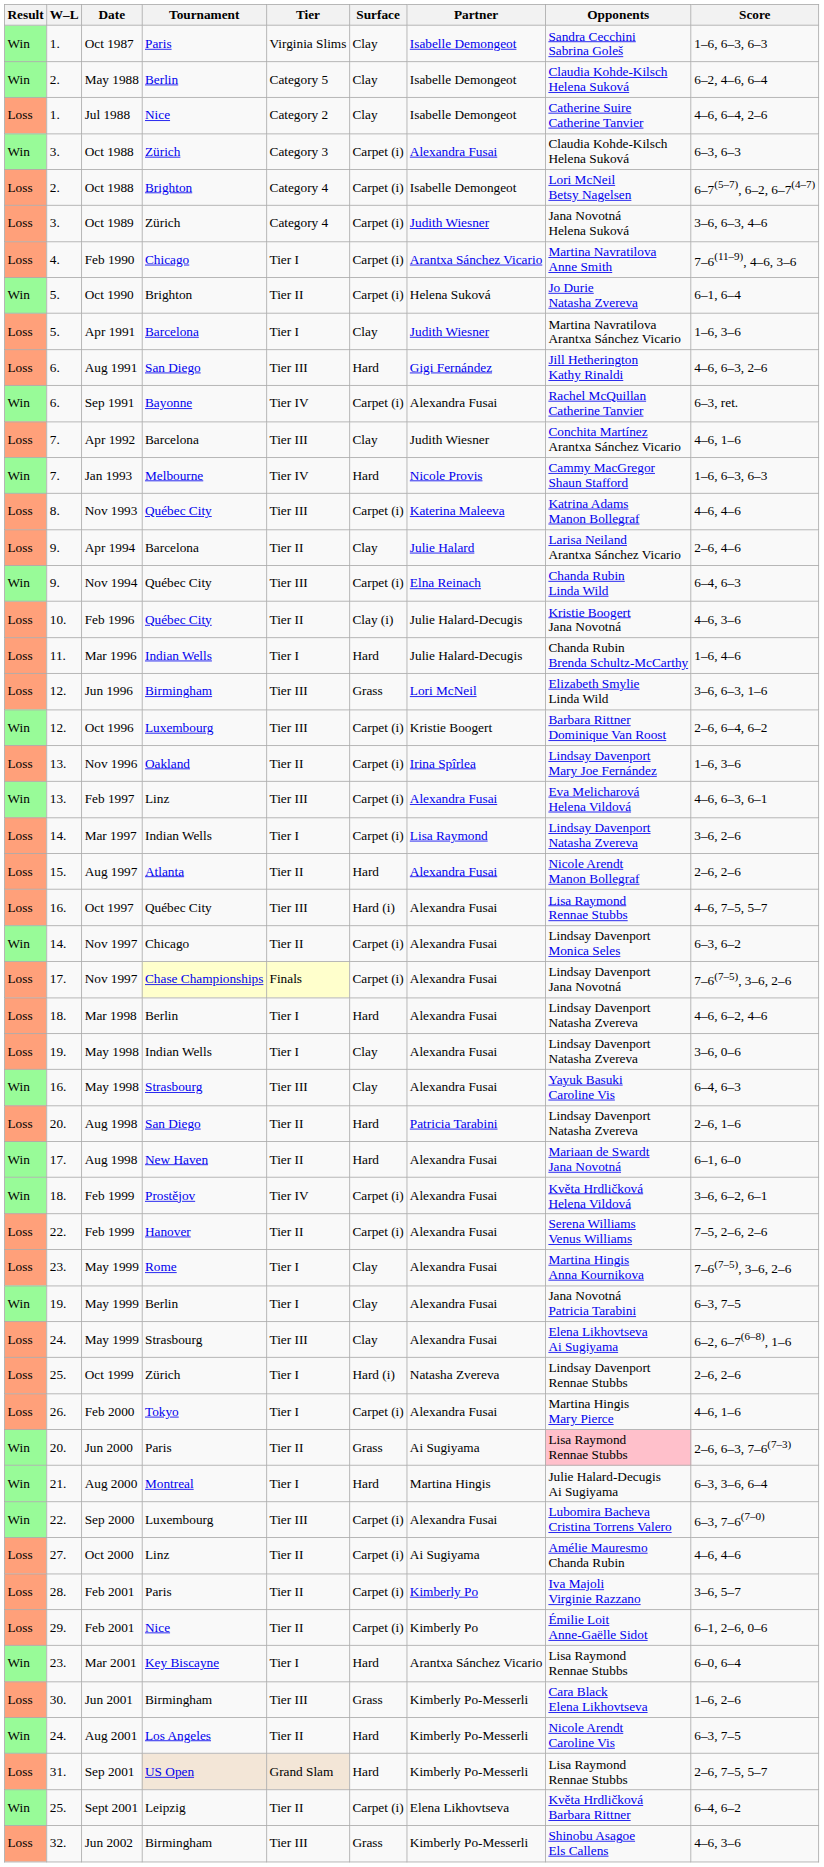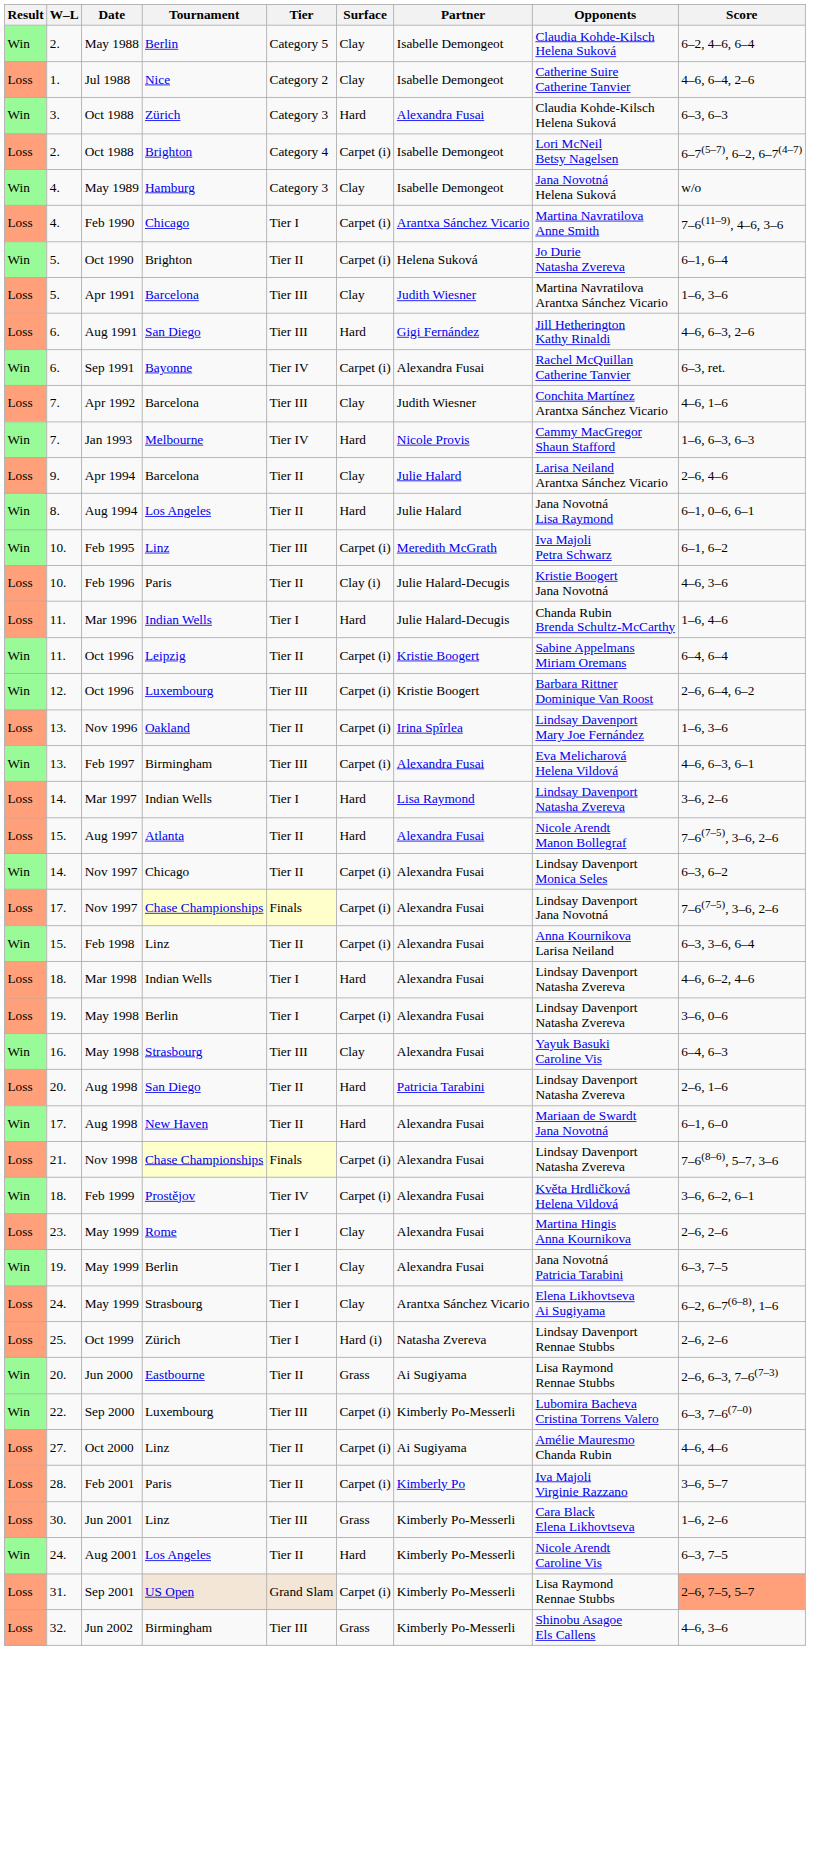- row: (55, 43)
(378, 151) Carpet (i) -> (353, 115) Hard
+ row: (55, 187)
- row: (55, 223)
(284, 331) Tier I -> (289, 295) Tier III
- row: (55, 511)
+ row: (55, 511)
- row: (55, 583)
+ row: (58, 547)
(178, 619) Québec City -> (158, 583) Paris
- row: (58, 691)
+ row: (58, 655)
(157, 799) Linz -> (179, 763) Birmingham
(378, 835) Carpet (i) -> (353, 799) Hard
(718, 871) 2–6, 2–6 -> (730, 835) 7–6(7–5), 3–6, 2–6
- row: (58, 907)
+ row: (58, 943)
(162, 1015) Berlin -> (178, 979) Indian Wells
(178, 1051) Indian Wells -> (162, 1015) Berlin
(365, 1051) Clay -> (365, 1015) Carpet (i)
+ row: (58, 1159)
- row: (58, 1231)
(743, 1267) 7–6(7–5), 3–6, 2–6 -> (705, 1231) 2–6, 2–6
(289, 1339) Tier III -> (284, 1303) Tier I
(454, 1339) Alexandra Fusai -> (463, 1303) Arantxa Sánchez Vicario
- row: (58, 1411)
(158, 1447) Paris -> (175, 1375) Eastbourne
(588, 1447) pink background -> (575, 1375) no background
- row: (58, 1483)
(454, 1519) Alexandra Fusai -> (456, 1411) Kimberly Po-Messerli
- row: (58, 1627)
- row: (58, 1663)
(179, 1699) Birmingham -> (157, 1519) Linz
(366, 1771) Hard -> (365, 1591) Carpet (i)
(731, 1771) no background -> (718, 1591) lightsalmon background
- row: (58, 1807)
